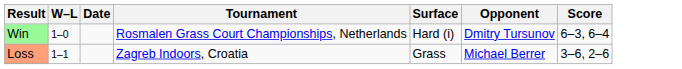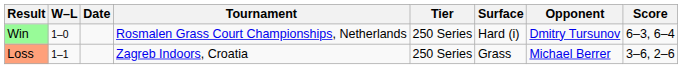+ column: (442, 14)
